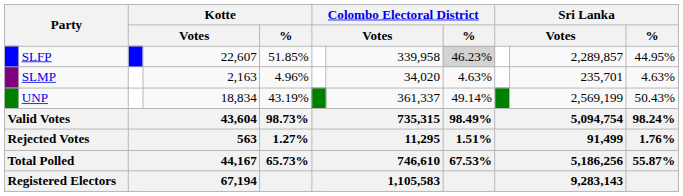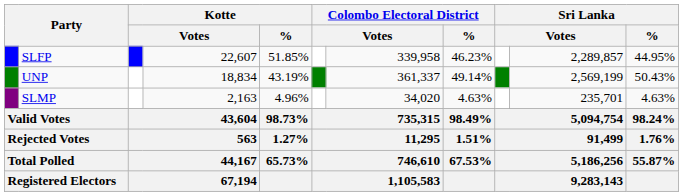(472, 56) lightgrey background -> (472, 56) no background
rows swapped: (35, 98) <-> (39, 77)
